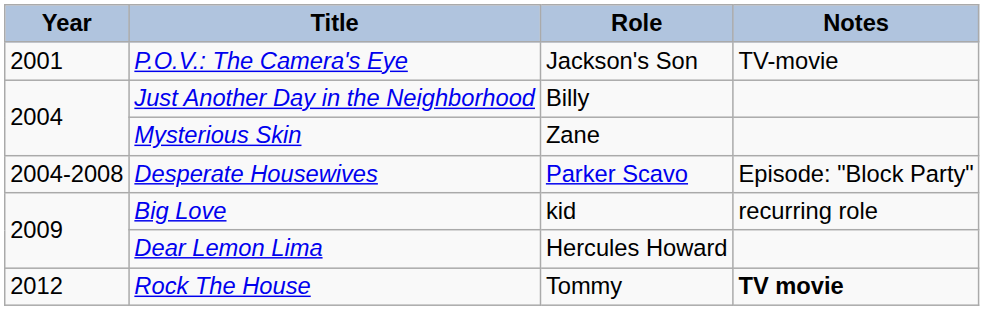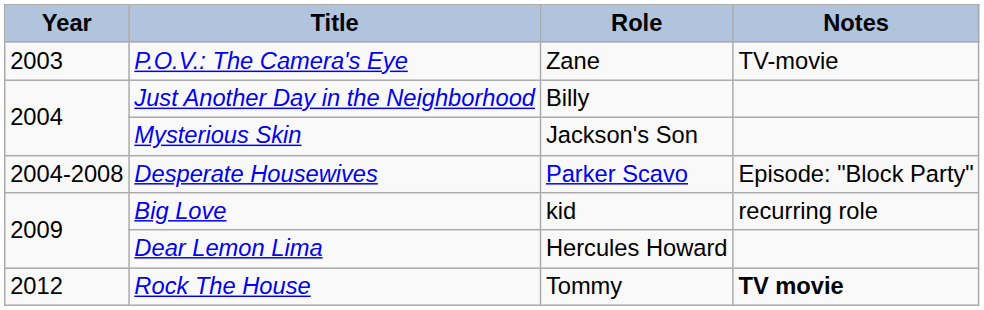(37, 60) 2001 -> (37, 60) 2003
(622, 60) Jackson's Son -> (573, 60) Zane
(573, 135) Zane -> (622, 135) Jackson's Son
